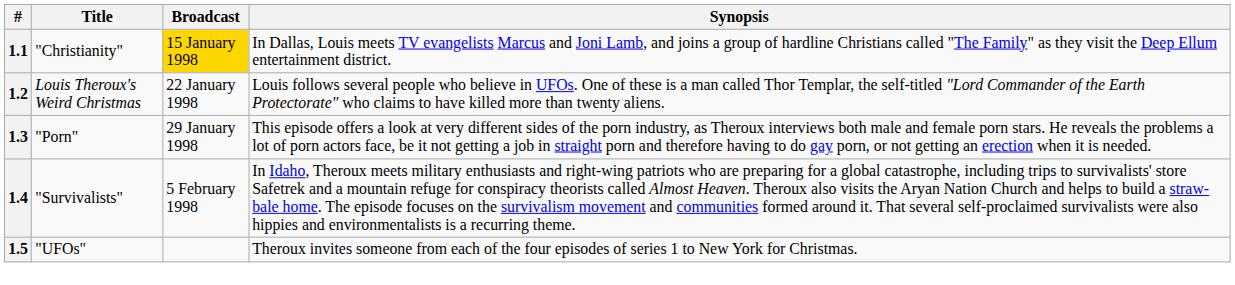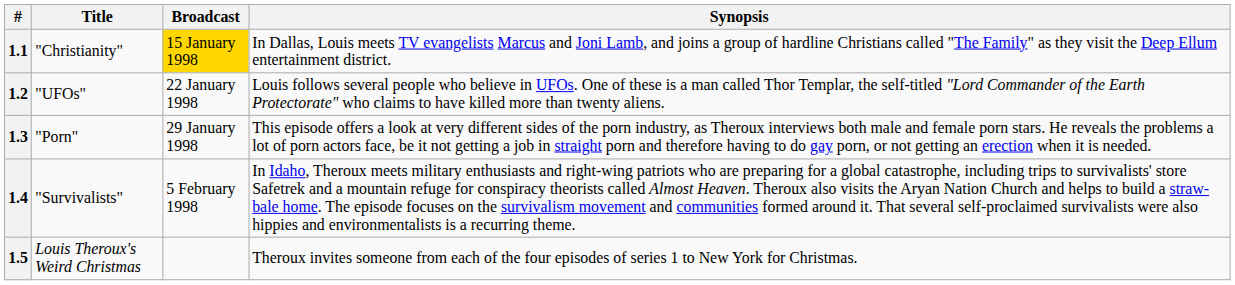(88, 94) Louis Theroux's Weird Christmas -> (61, 94) "UFOs"
(61, 249) "UFOs" -> (88, 258) Louis Theroux's Weird Christmas
